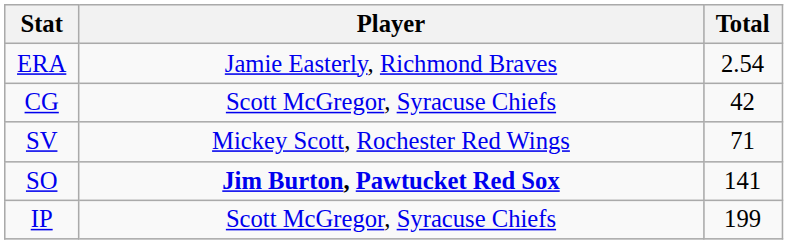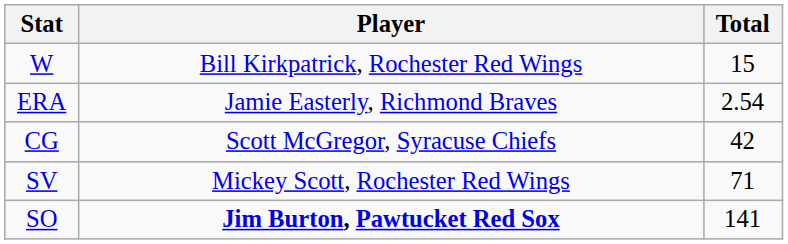+ row: (42, 63)
- row: (42, 219)
